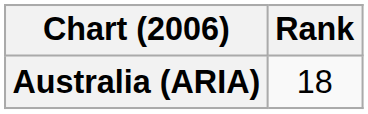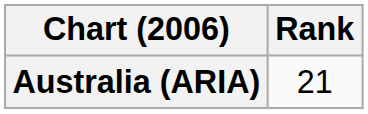(315, 81) 18 -> (315, 81) 21
